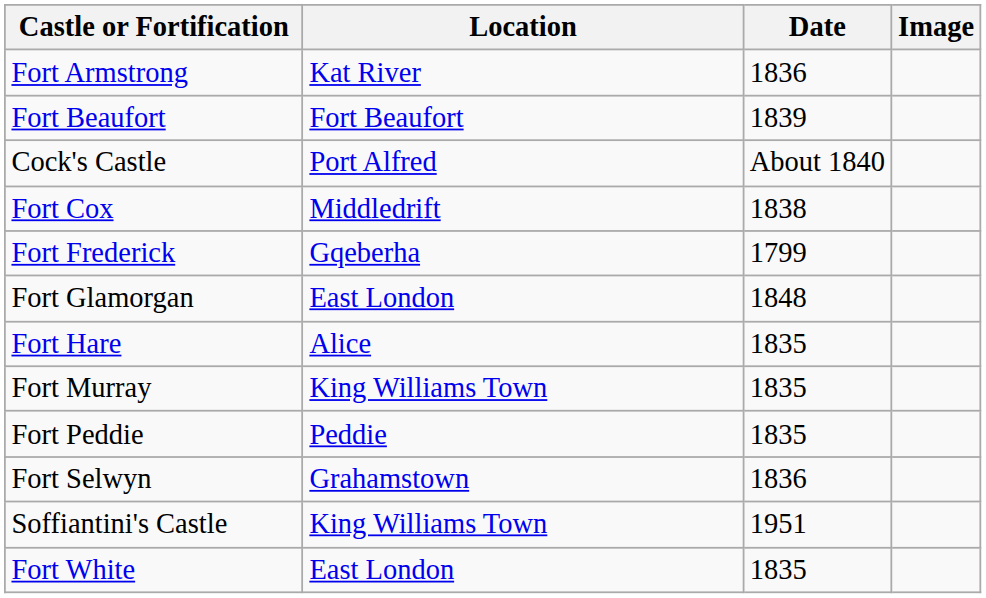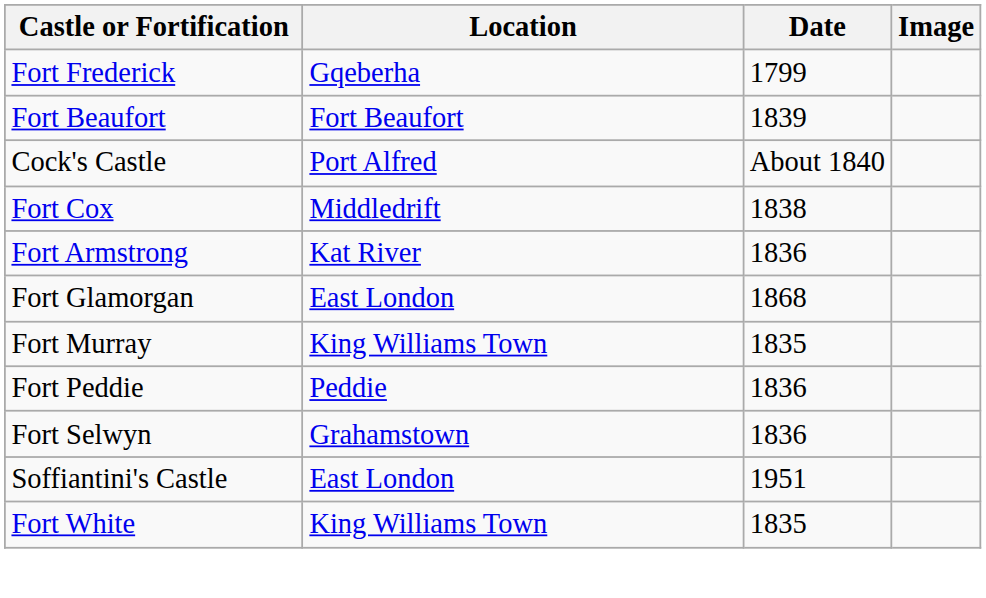rows swapped: (100, 72) <-> (93, 252)
(778, 298) 1848 -> (778, 298) 1868
- row: (66, 343)
(778, 433) 1835 -> (778, 388) 1836
(428, 523) King Williams Town -> (382, 478) East London
(382, 569) East London -> (428, 523) King Williams Town
